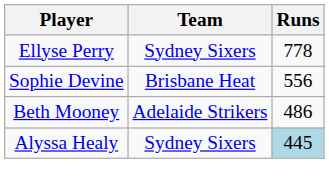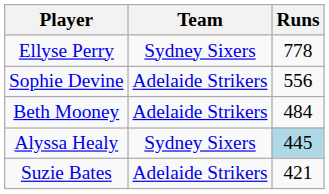(200, 81) Brisbane Heat -> (200, 81) Adelaide Strikers
(298, 111) 486 -> (298, 111) 484
+ row: (66, 173)
